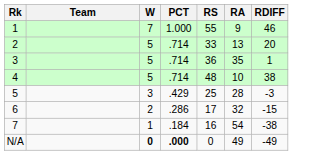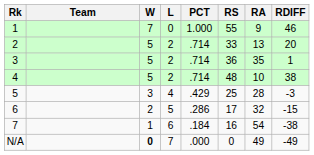+ column: (171, 12)
(179, 142) bold -> (199, 142) normal
